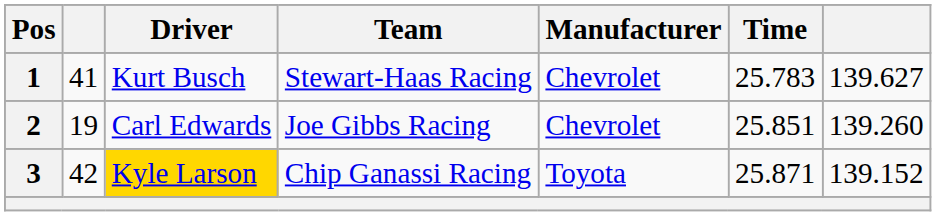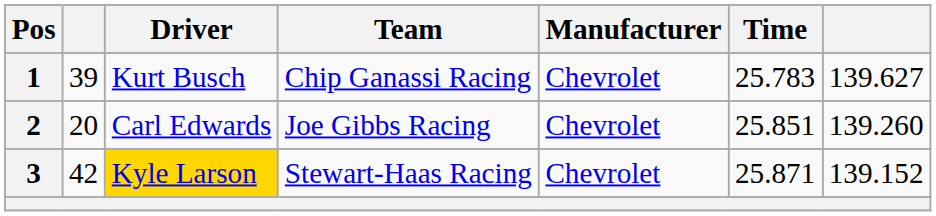(84, 76) 41 -> (84, 76) 39
(408, 76) Stewart-Haas Racing -> (408, 76) Chip Ganassi Racing
(84, 124) 19 -> (84, 124) 20
(408, 173) Chip Ganassi Racing -> (408, 173) Stewart-Haas Racing
(586, 173) Toyota -> (603, 173) Chevrolet
